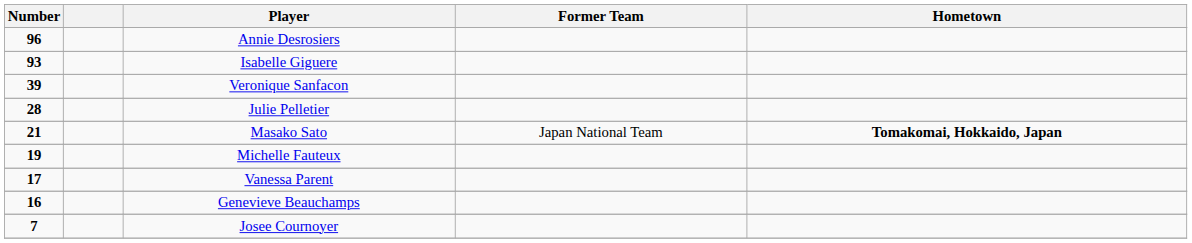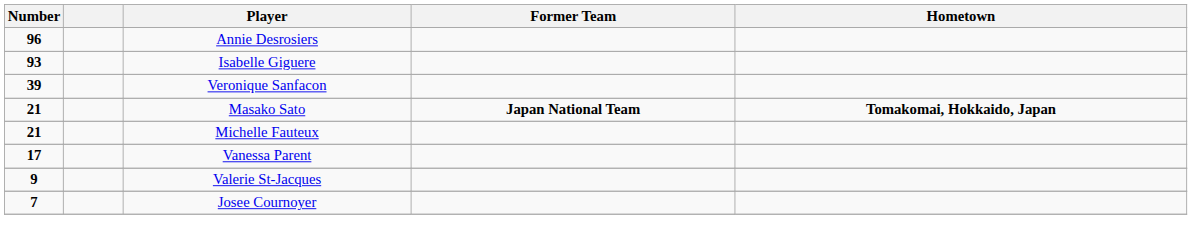- row: (289, 109)
(601, 132) normal -> (573, 109) bold
(34, 156) 19 -> (34, 132) 21
- row: (289, 202)
+ row: (267, 179)
